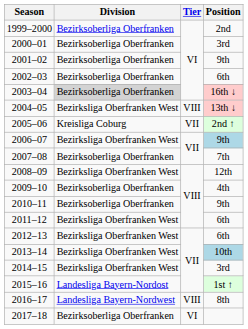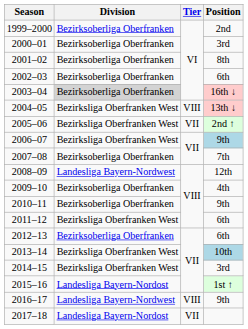(223, 60) 9th -> (223, 60) 8th
(91, 124) Kreisliga Coburg -> (117, 124) Bezirksliga Oberfranken West
(117, 172) Bezirksliga Oberfranken West -> (116, 172) Landesliga Bayern-Nordwest
(117, 236) Bezirksliga Oberfranken West -> (115, 236) Bezirksoberliga Oberfranken
(223, 300) 8th -> (223, 300) 9th
(115, 316) Bezirksoberliga Oberfranken -> (112, 316) Landesliga Bayern-Nordost
(192, 316) VI -> (192, 316) VII
